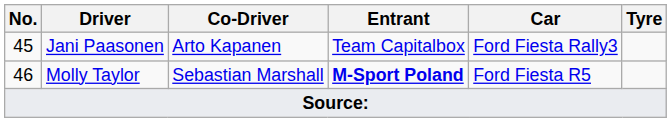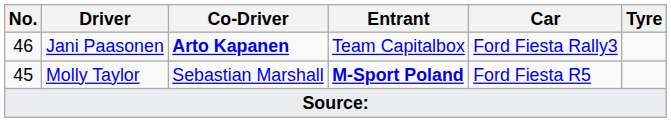(23, 46) 45 -> (23, 46) 46
(227, 46) normal -> (231, 46) bold
(23, 74) 46 -> (23, 74) 45
